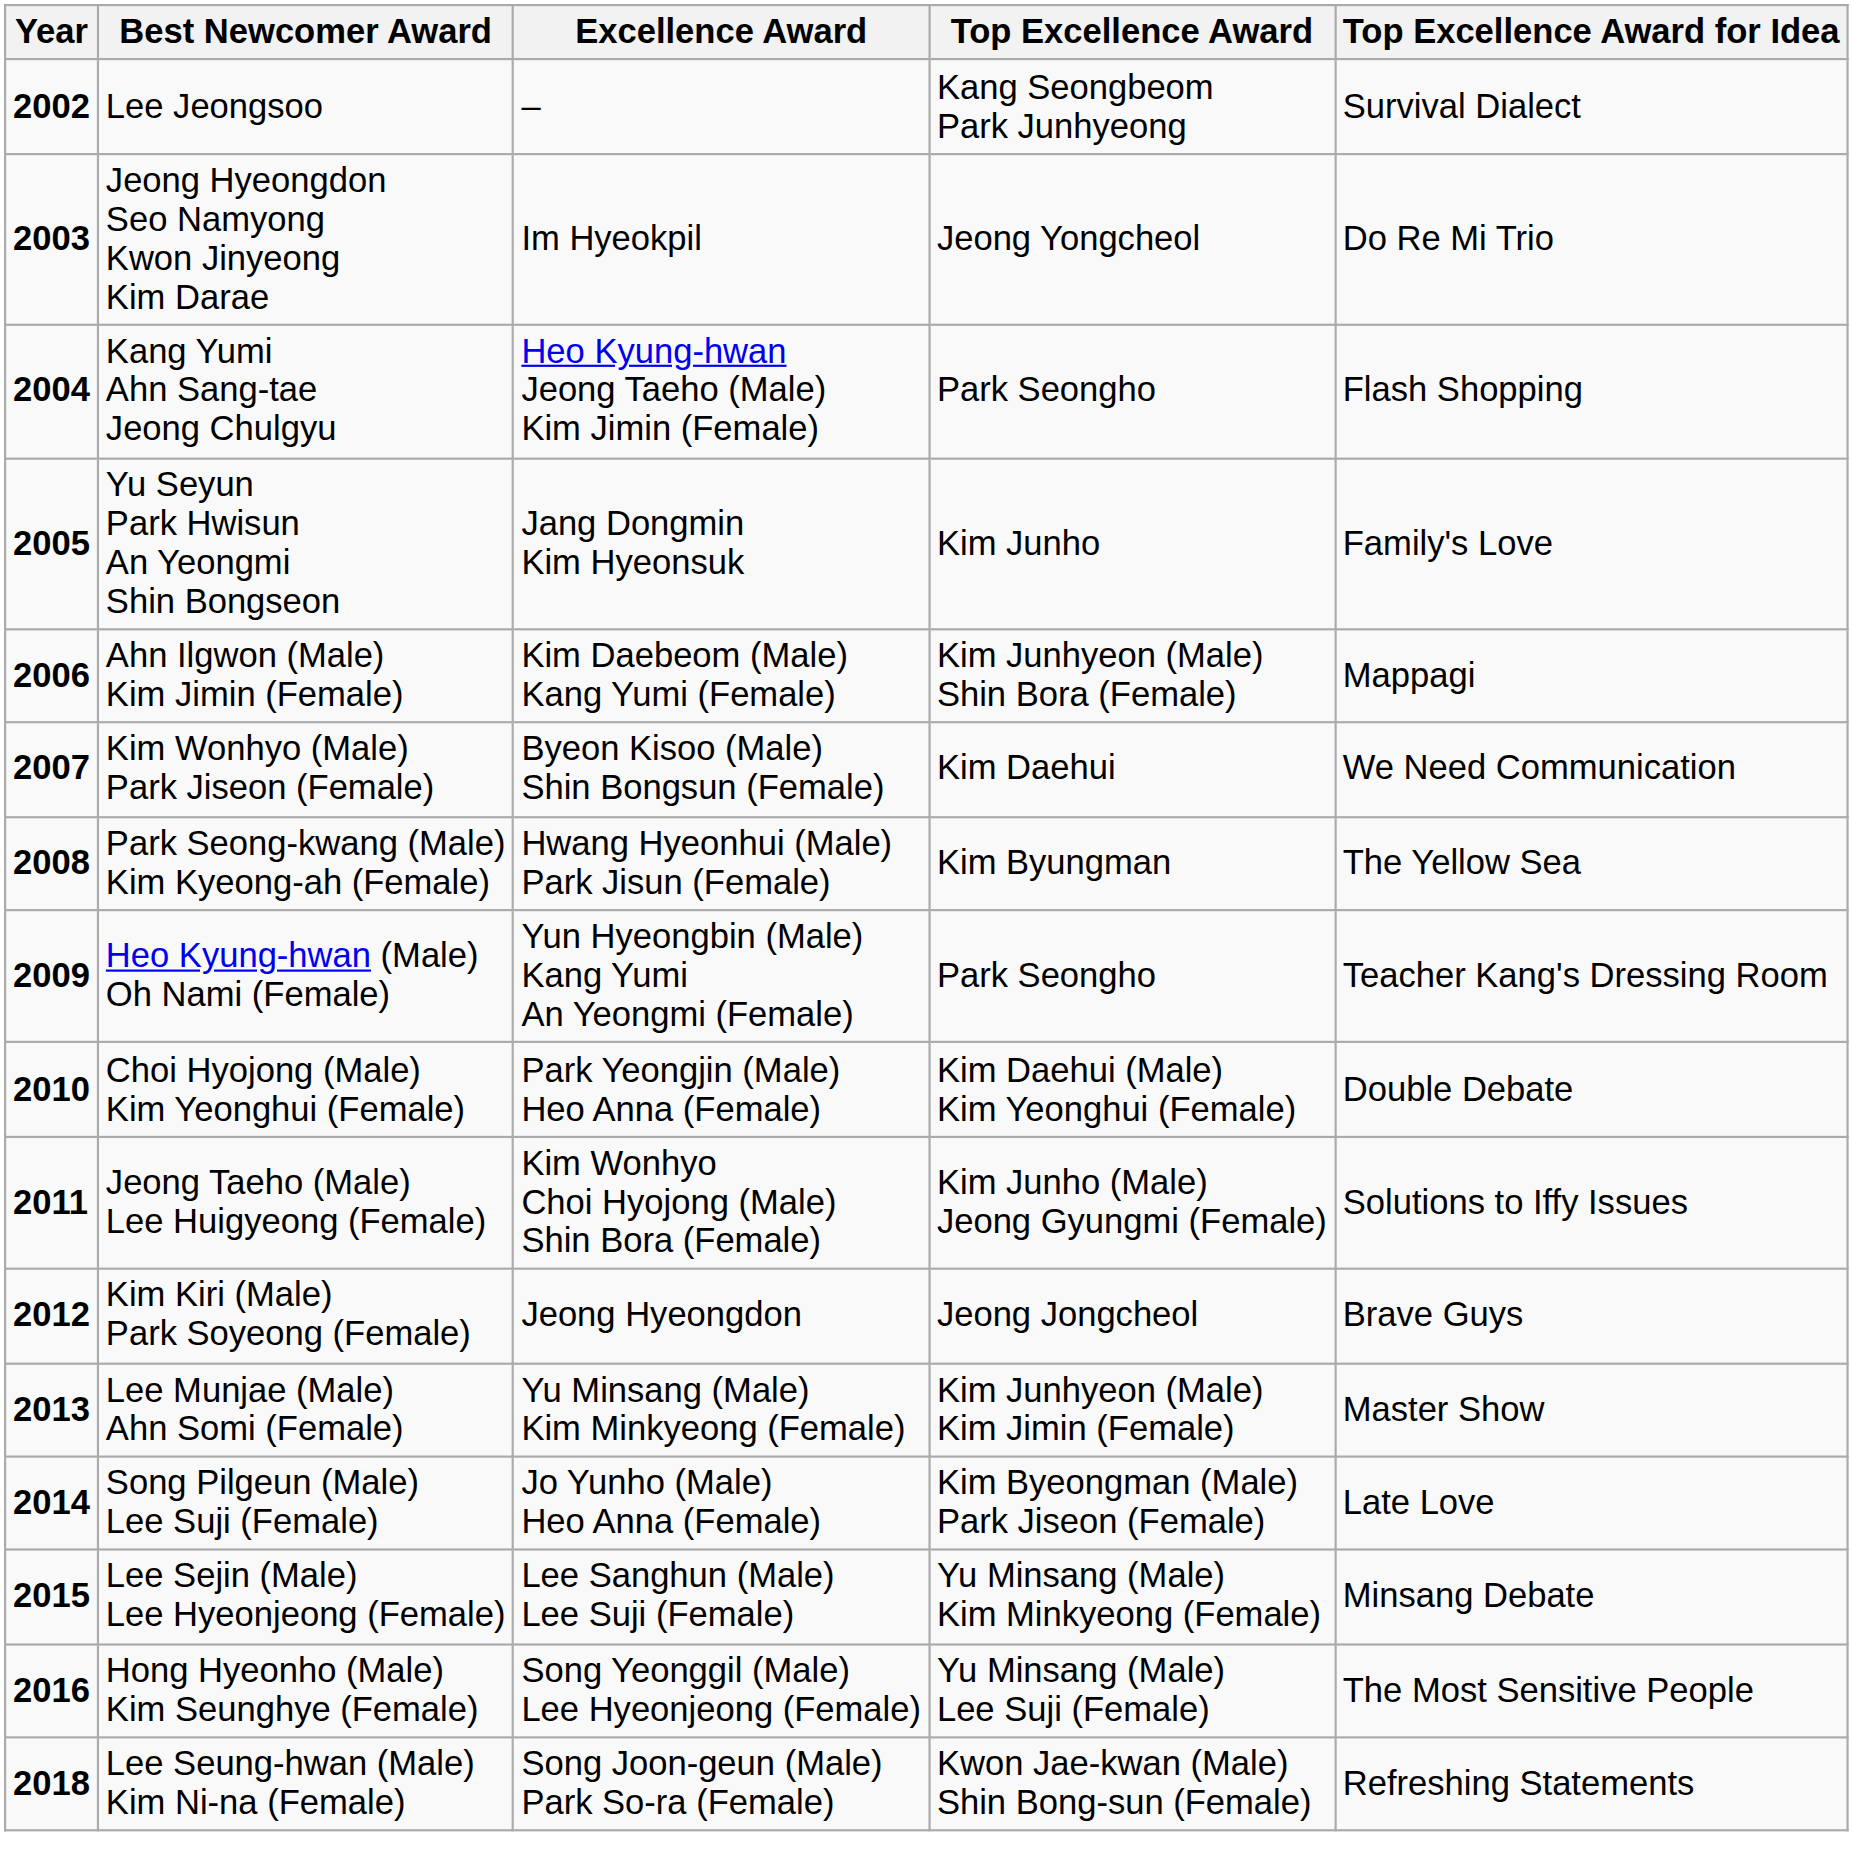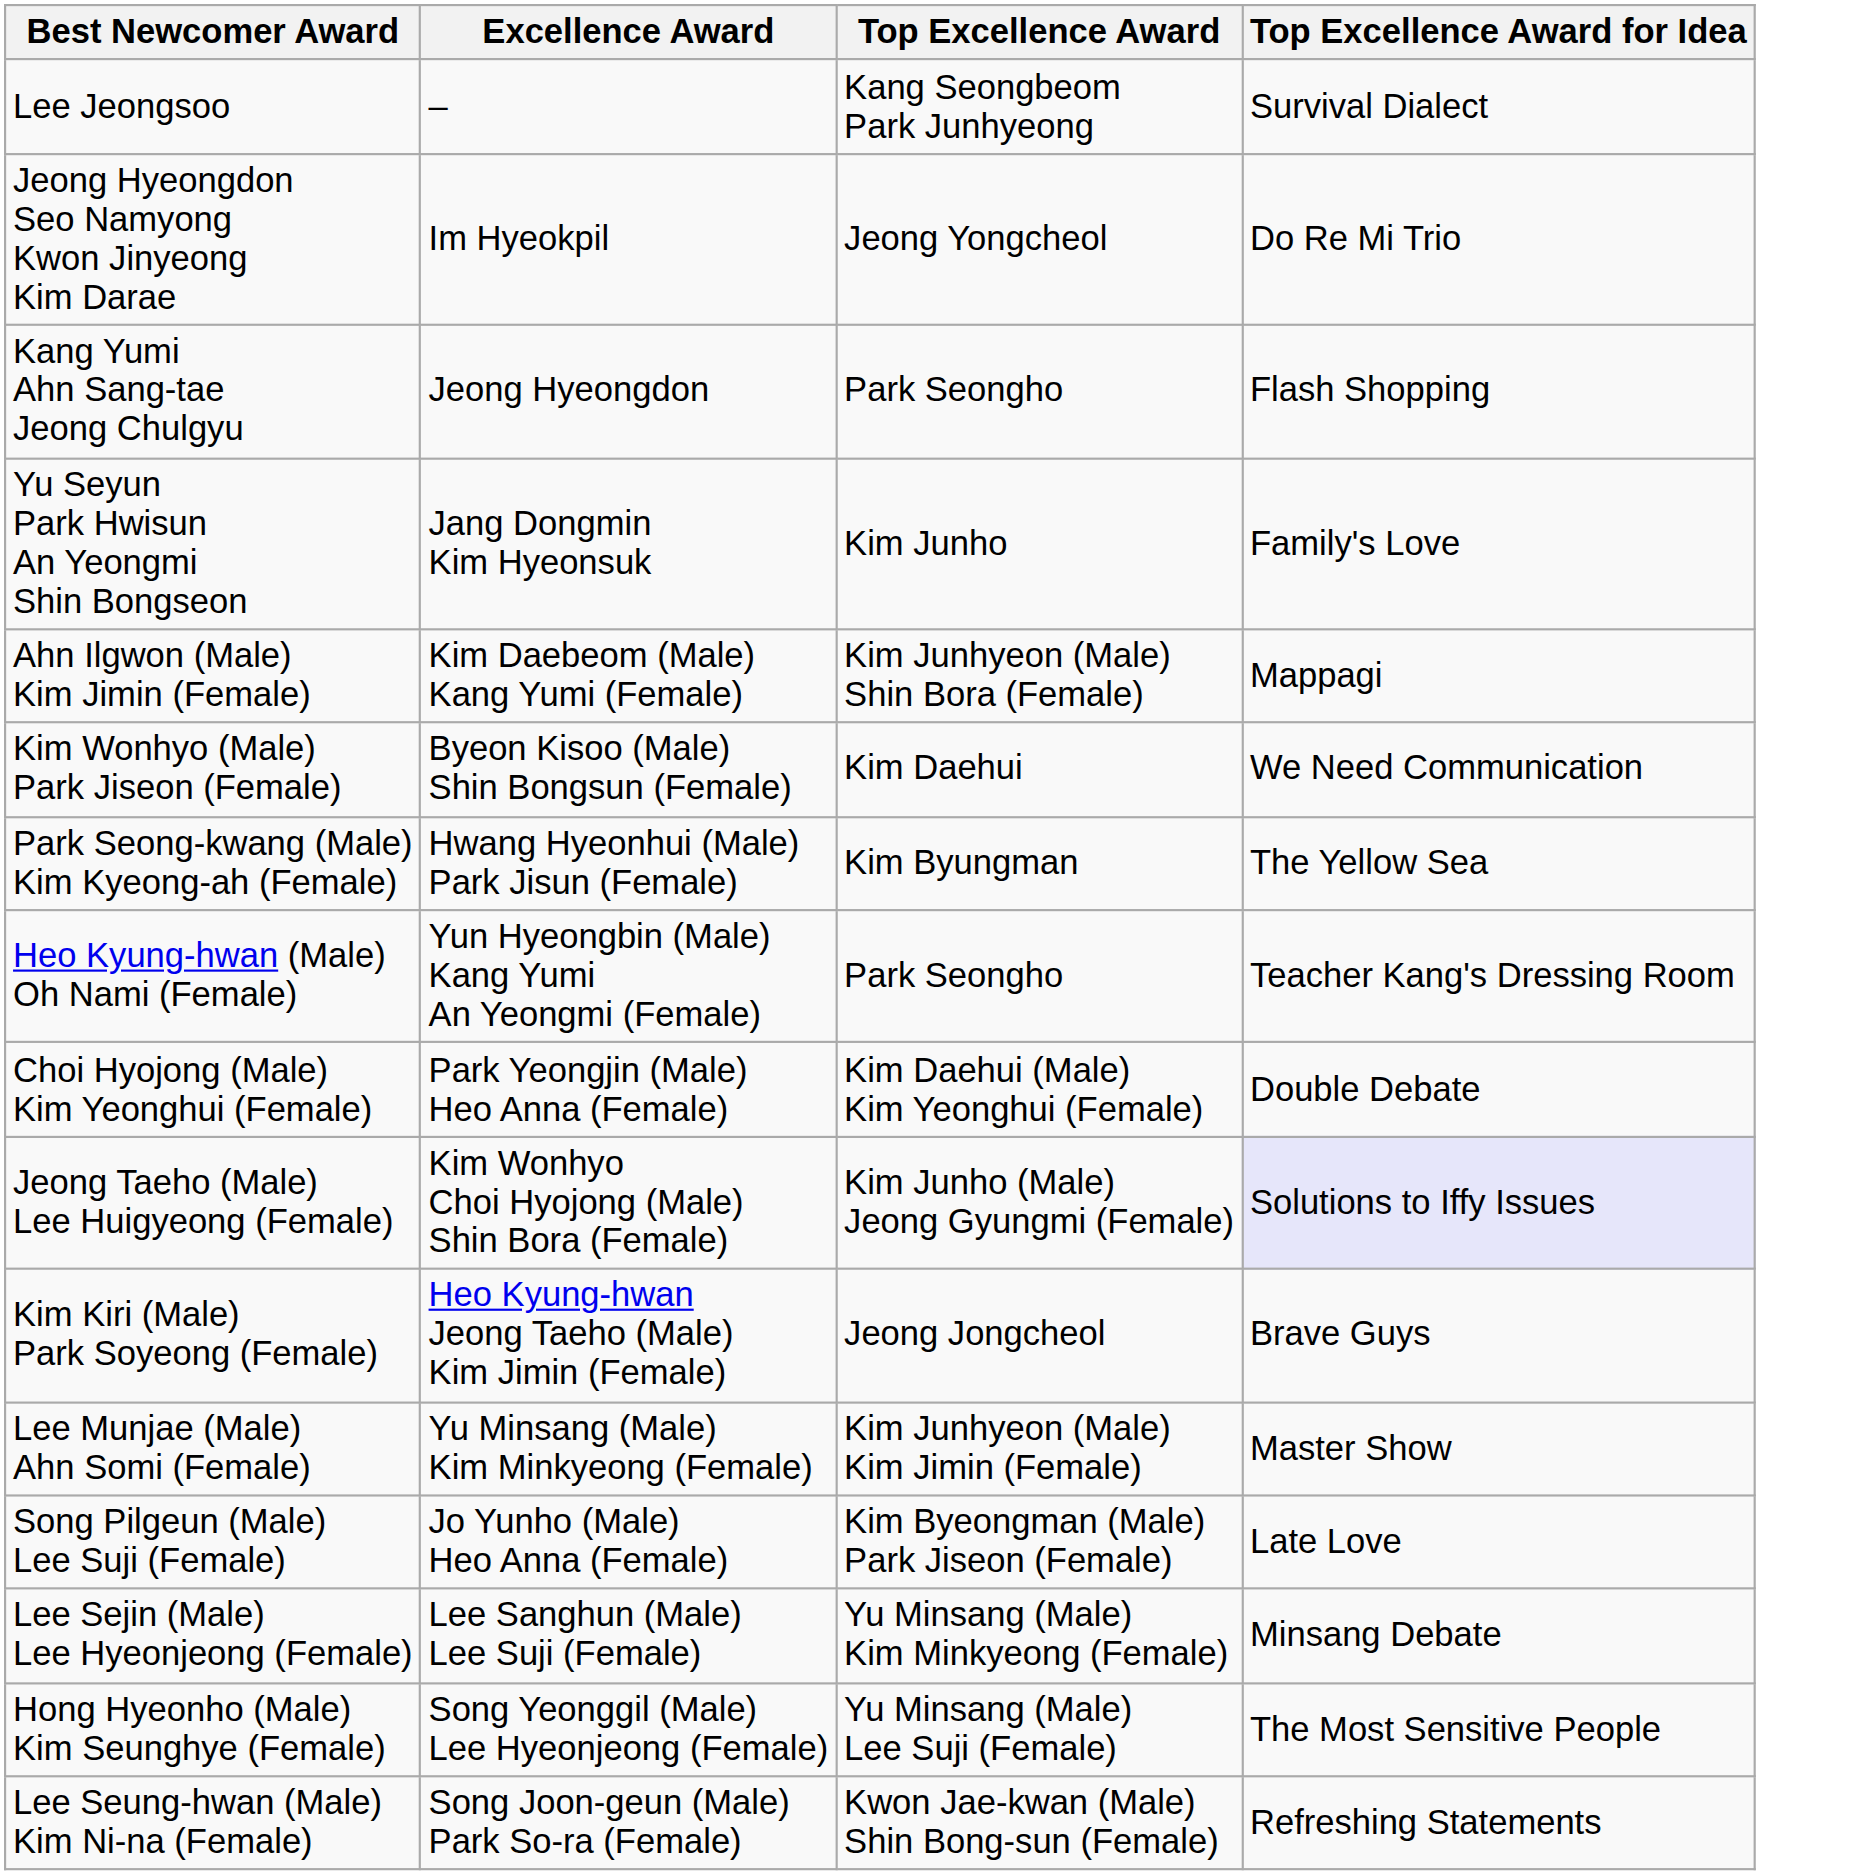- column: (51, 31)
(674, 390) Heo Kyung-hwan Jeong Taeho (Male) Kim Jimin (Female) -> (569, 390) Jeong Hyeongdon
(1515, 1202) no background -> (1423, 1202) lavender background
(662, 1315) Jeong Hyeongdon -> (581, 1334) Heo Kyung-hwan Jeong Taeho (Male) Kim Jimin (Female)
